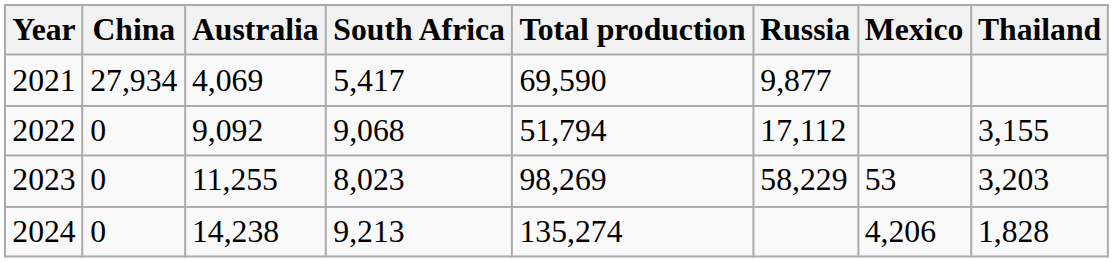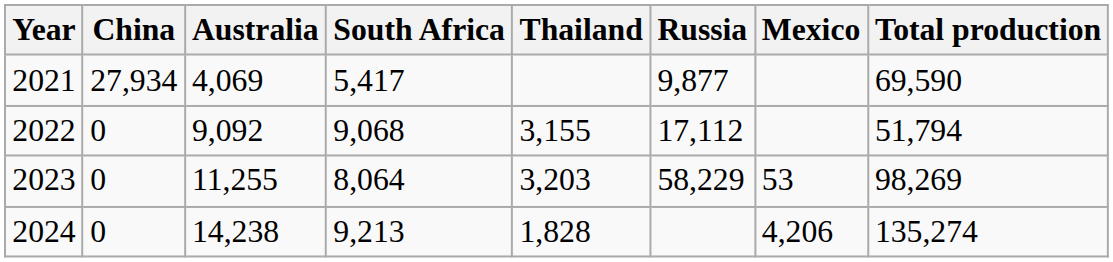columns swapped: (1040, 29) <-> (633, 29)
(369, 180) 8,023 -> (369, 180) 8,064
